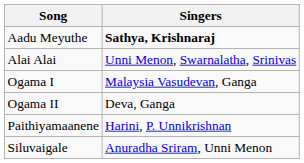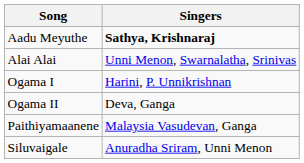(181, 81) Malaysia Vasudevan, Ganga -> (168, 81) Harini, P. Unnikrishnan
(168, 125) Harini, P. Unnikrishnan -> (181, 125) Malaysia Vasudevan, Ganga
